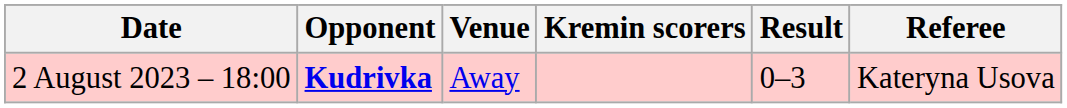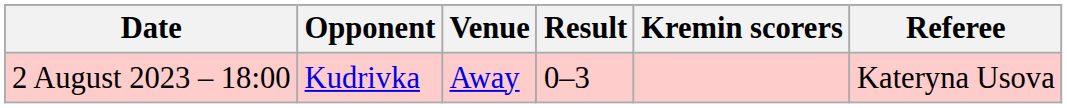columns swapped: (801, 28) <-> (645, 28)
(368, 77) bold -> (362, 77) normal
